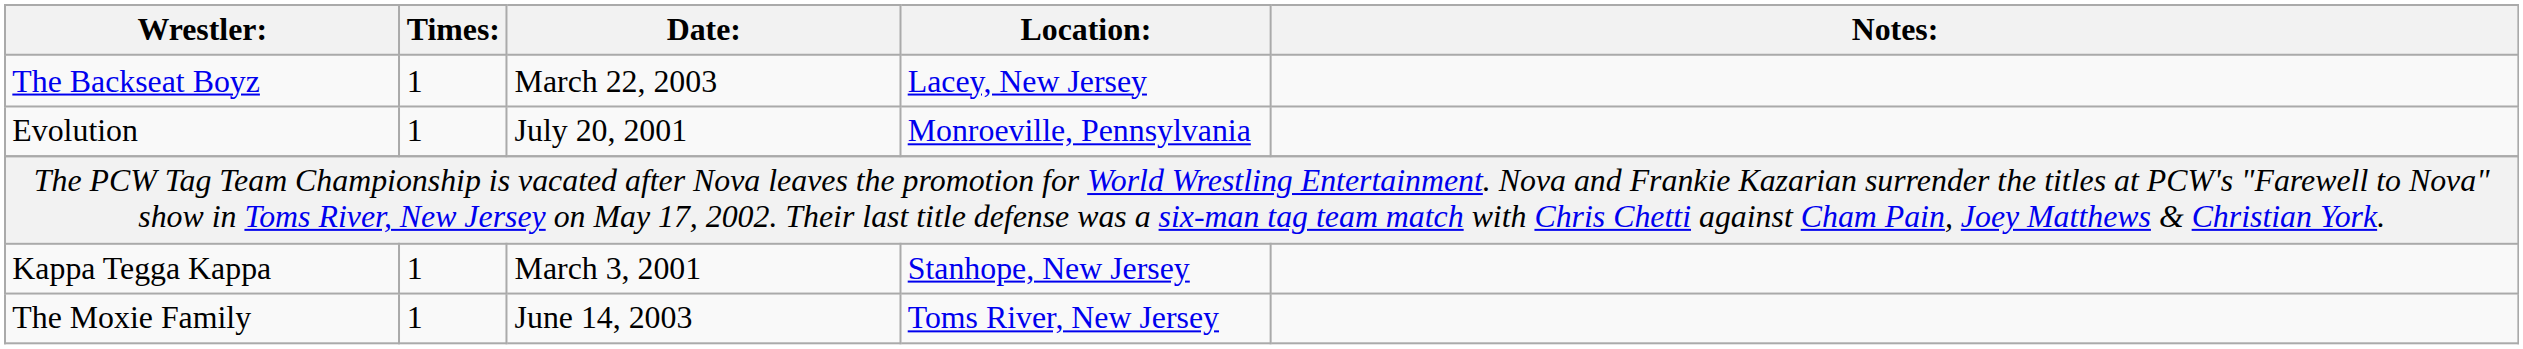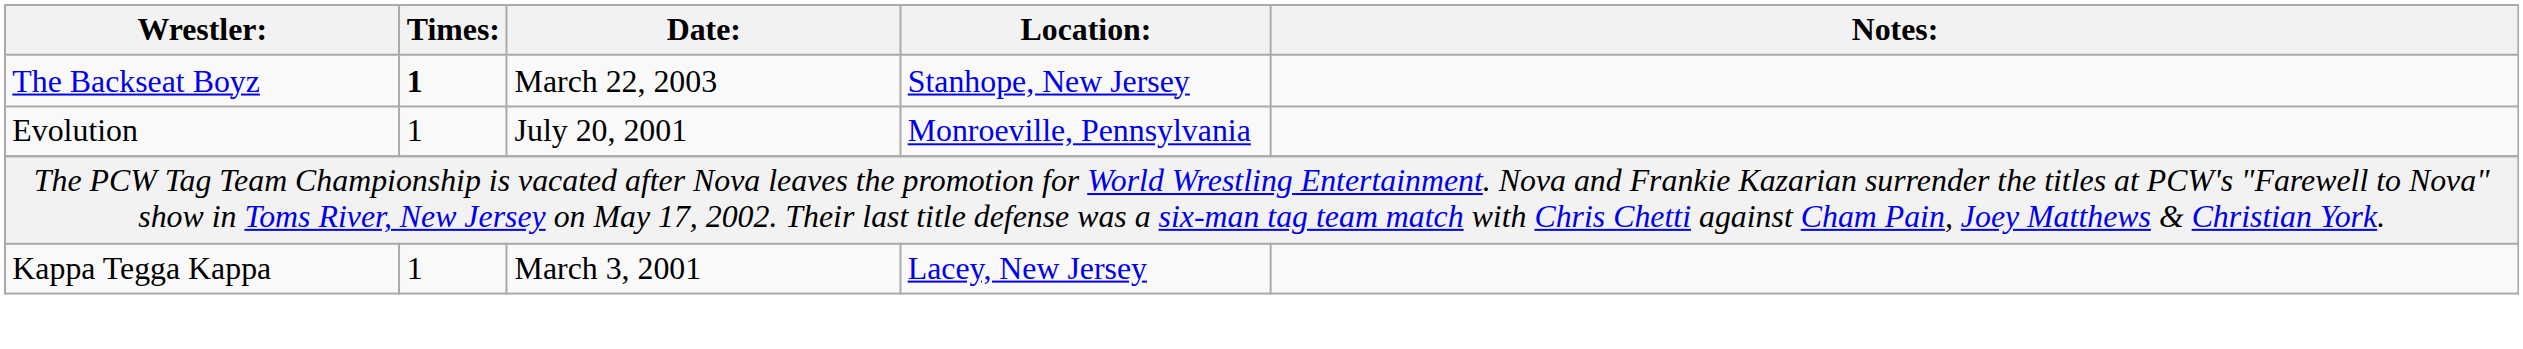(415, 80) normal -> (415, 80) bold
(1027, 80) Lacey, New Jersey -> (1049, 80) Stanhope, New Jersey
(1049, 267) Stanhope, New Jersey -> (1027, 267) Lacey, New Jersey
- row: (132, 318)
